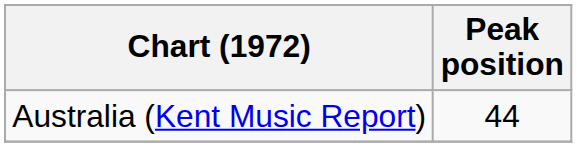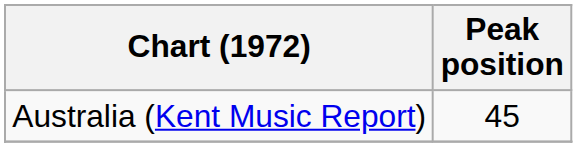(502, 115) 44 -> (502, 115) 45
